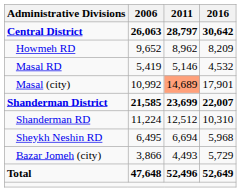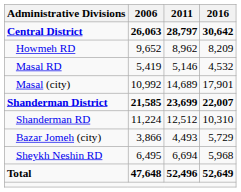(182, 84) lightsalmon background -> (182, 84) no background
rows swapped: (59, 137) <-> (59, 155)
